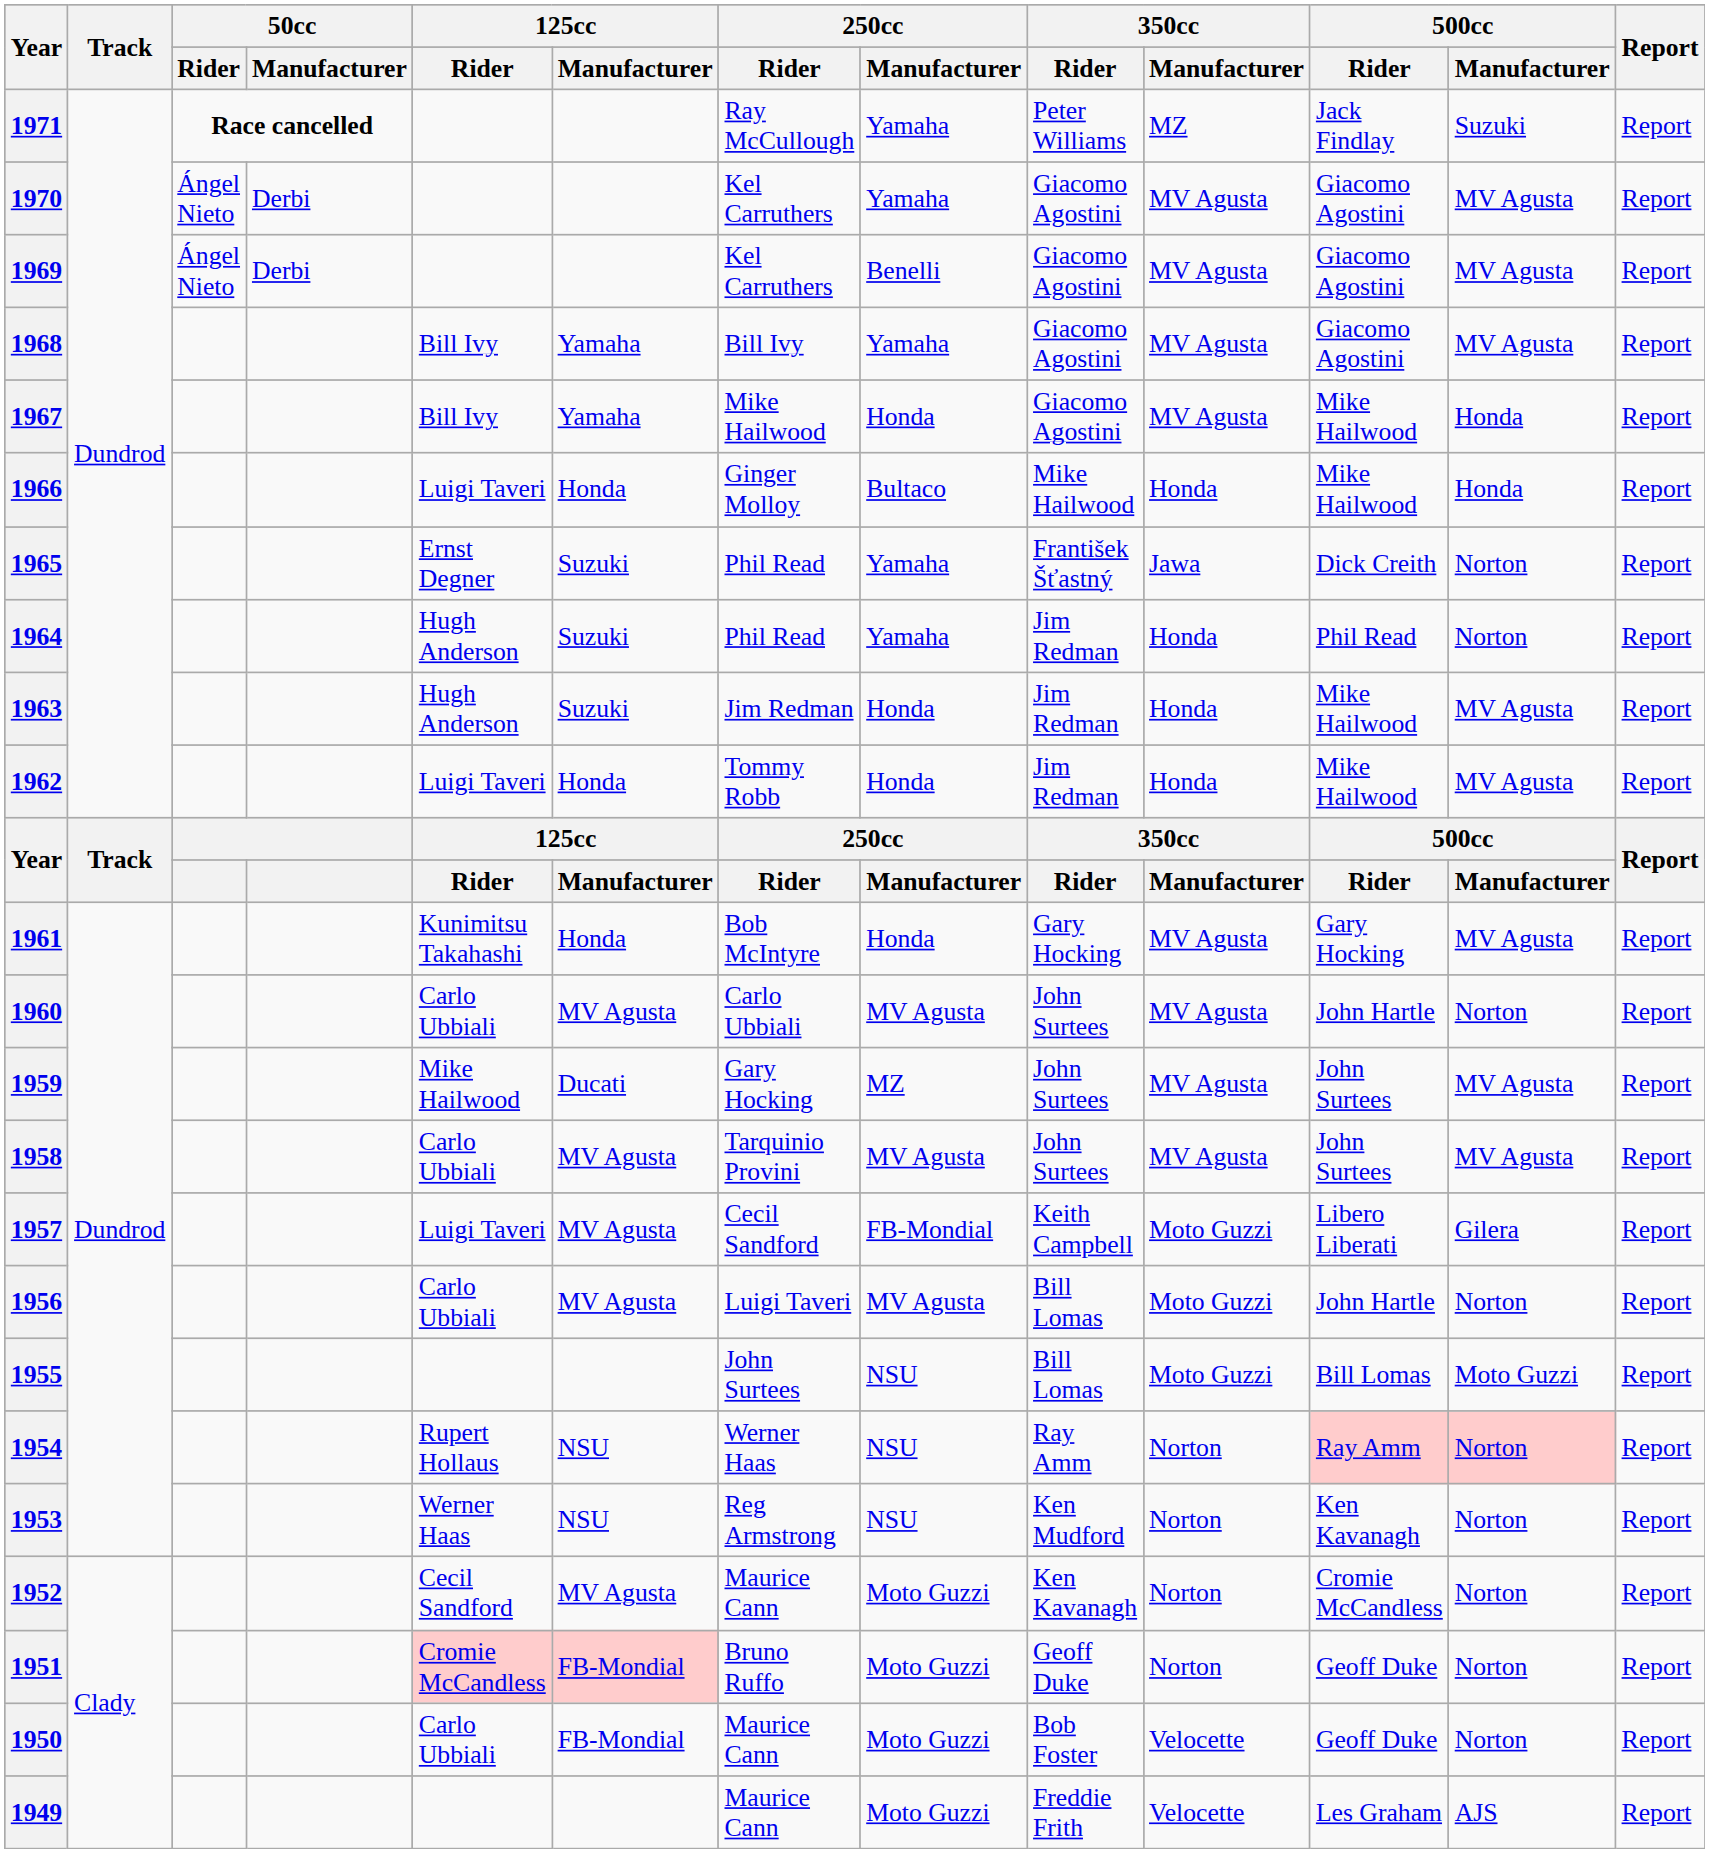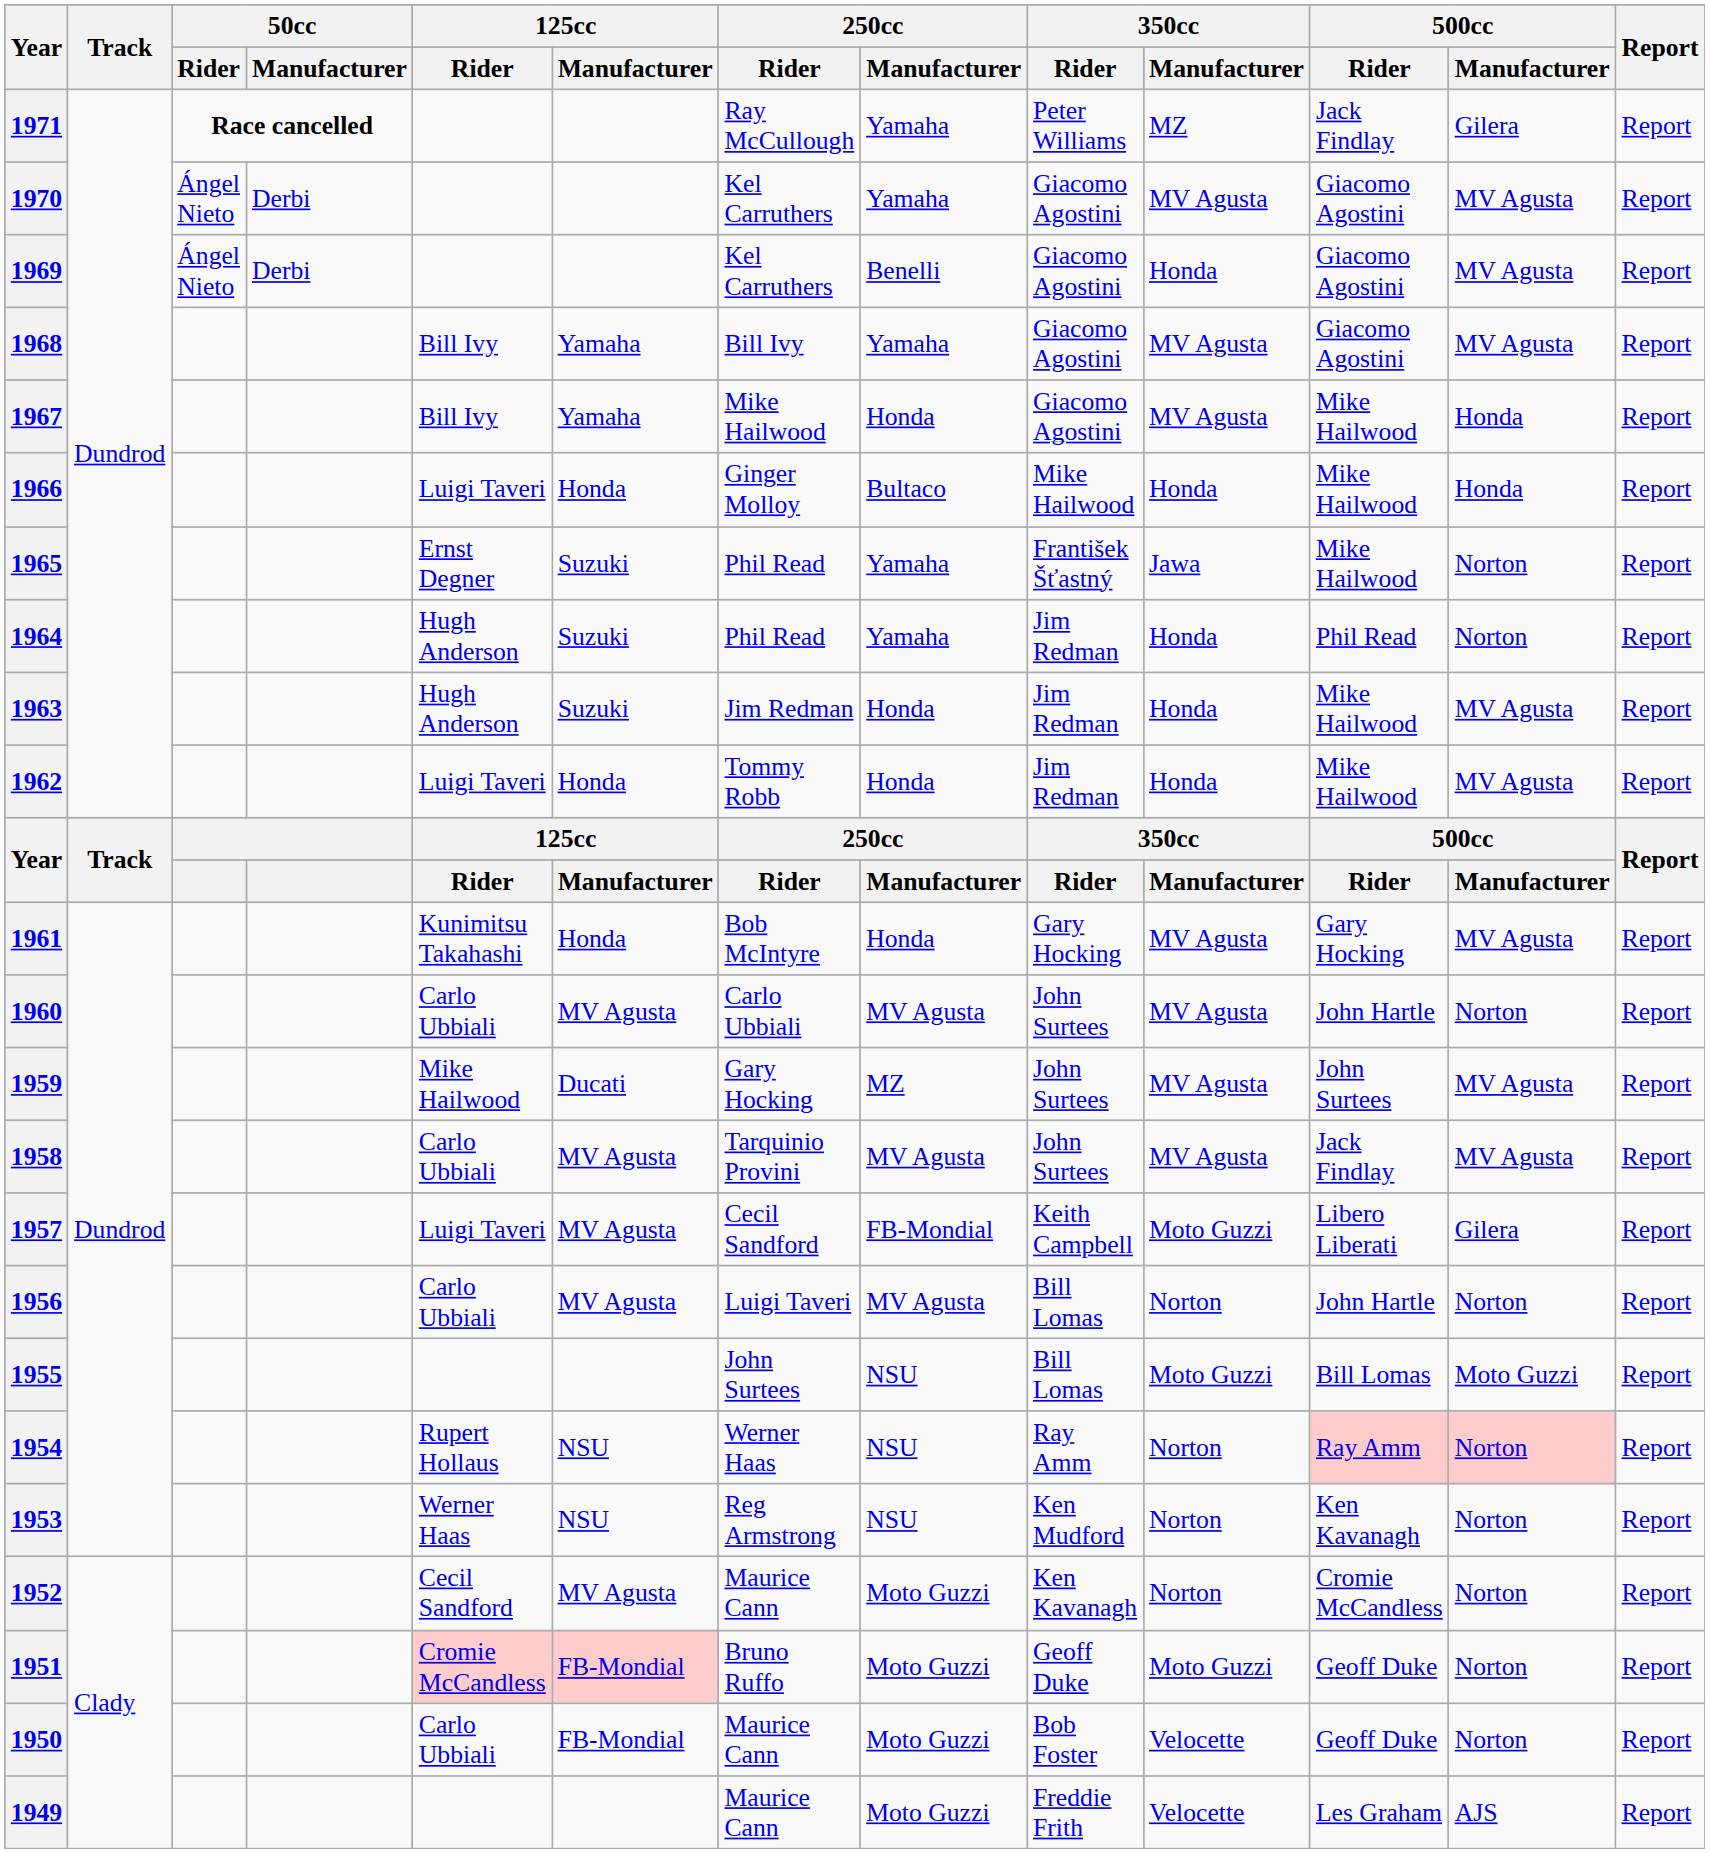(1490, 125) Suzuki -> (1487, 125) Gilera
(1208, 271) MV Agusta -> (1183, 271) Honda
(1376, 562) Dick Creith -> (1367, 562) Mike Hailwood
(1354, 1156) John Surtees -> (1355, 1156) Jack Findlay
(1211, 1302) Moto Guzzi -> (1185, 1302) Norton
(1185, 1666) Norton -> (1211, 1666) Moto Guzzi
